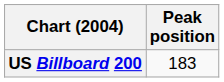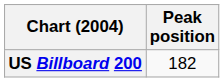(182, 63) 183 -> (182, 63) 182
